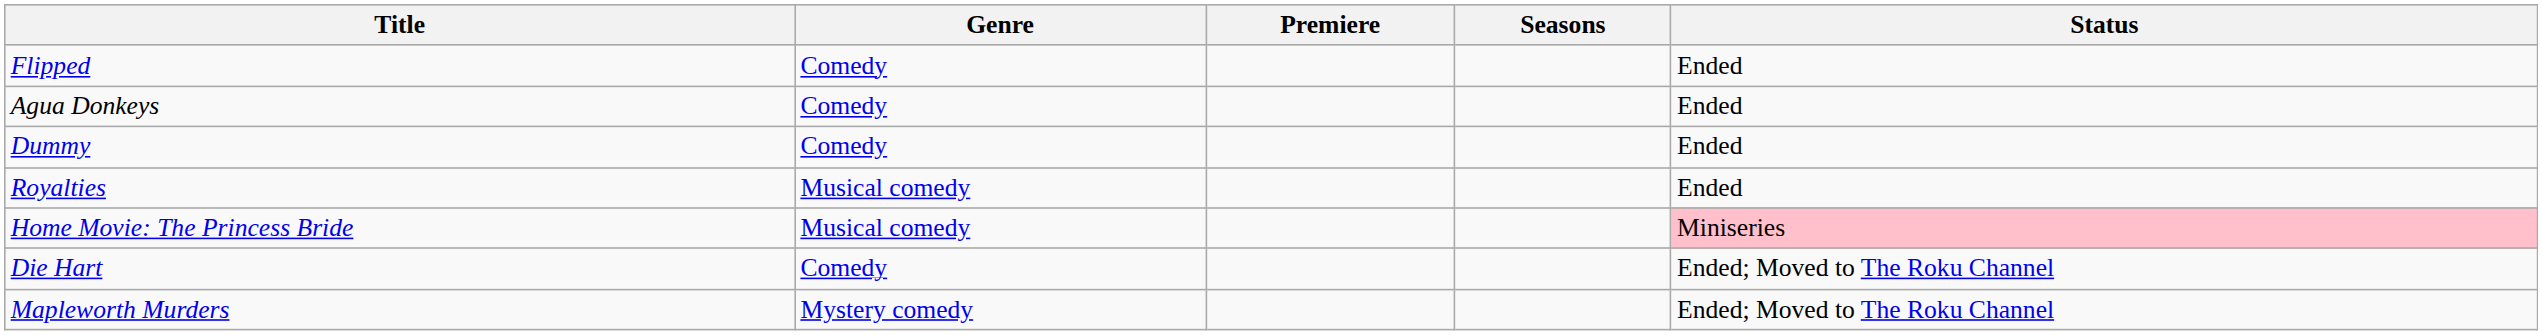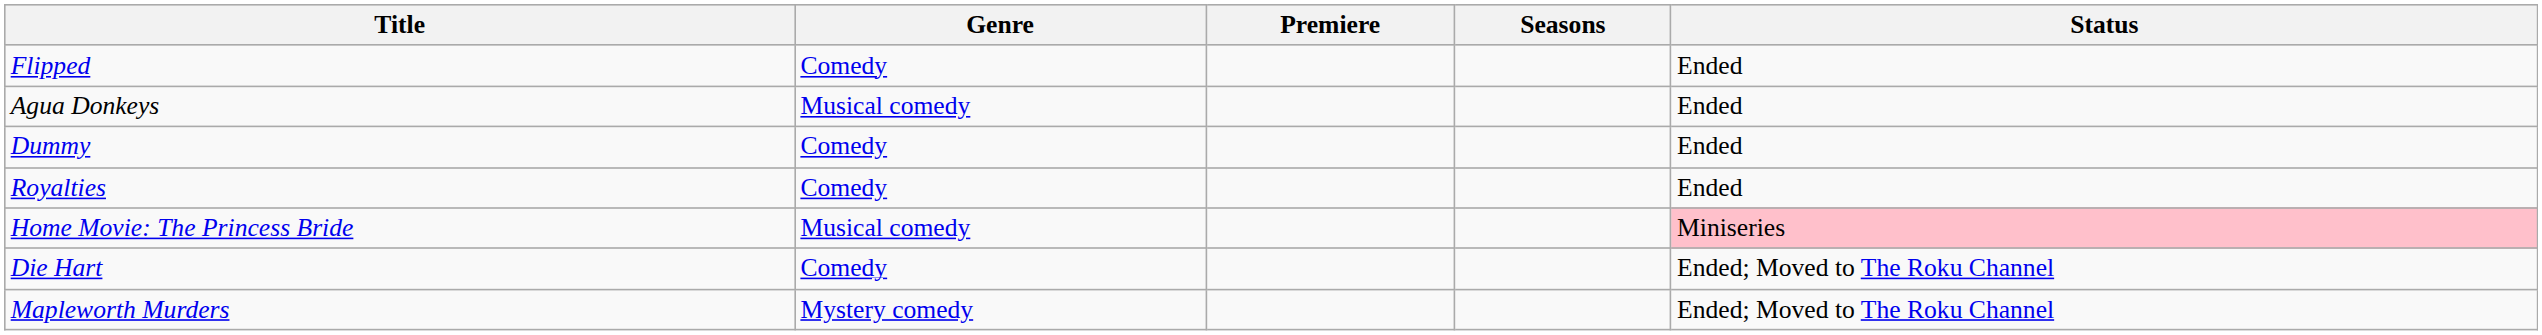(844, 106) Comedy -> (885, 106) Musical comedy
(885, 187) Musical comedy -> (844, 187) Comedy
